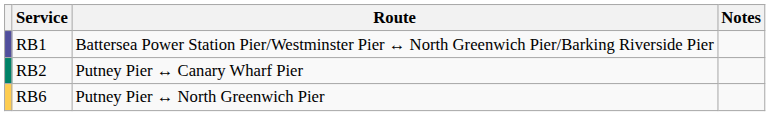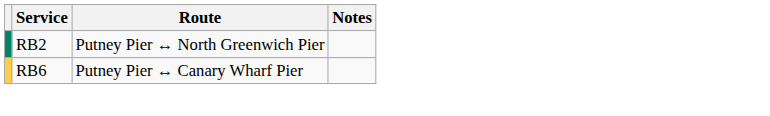- row: (31, 44)
(189, 70) Putney Pier ↔ Canary Wharf Pier -> (200, 44) Putney Pier ↔ North Greenwich Pier
(200, 96) Putney Pier ↔ North Greenwich Pier -> (189, 70) Putney Pier ↔ Canary Wharf Pier
